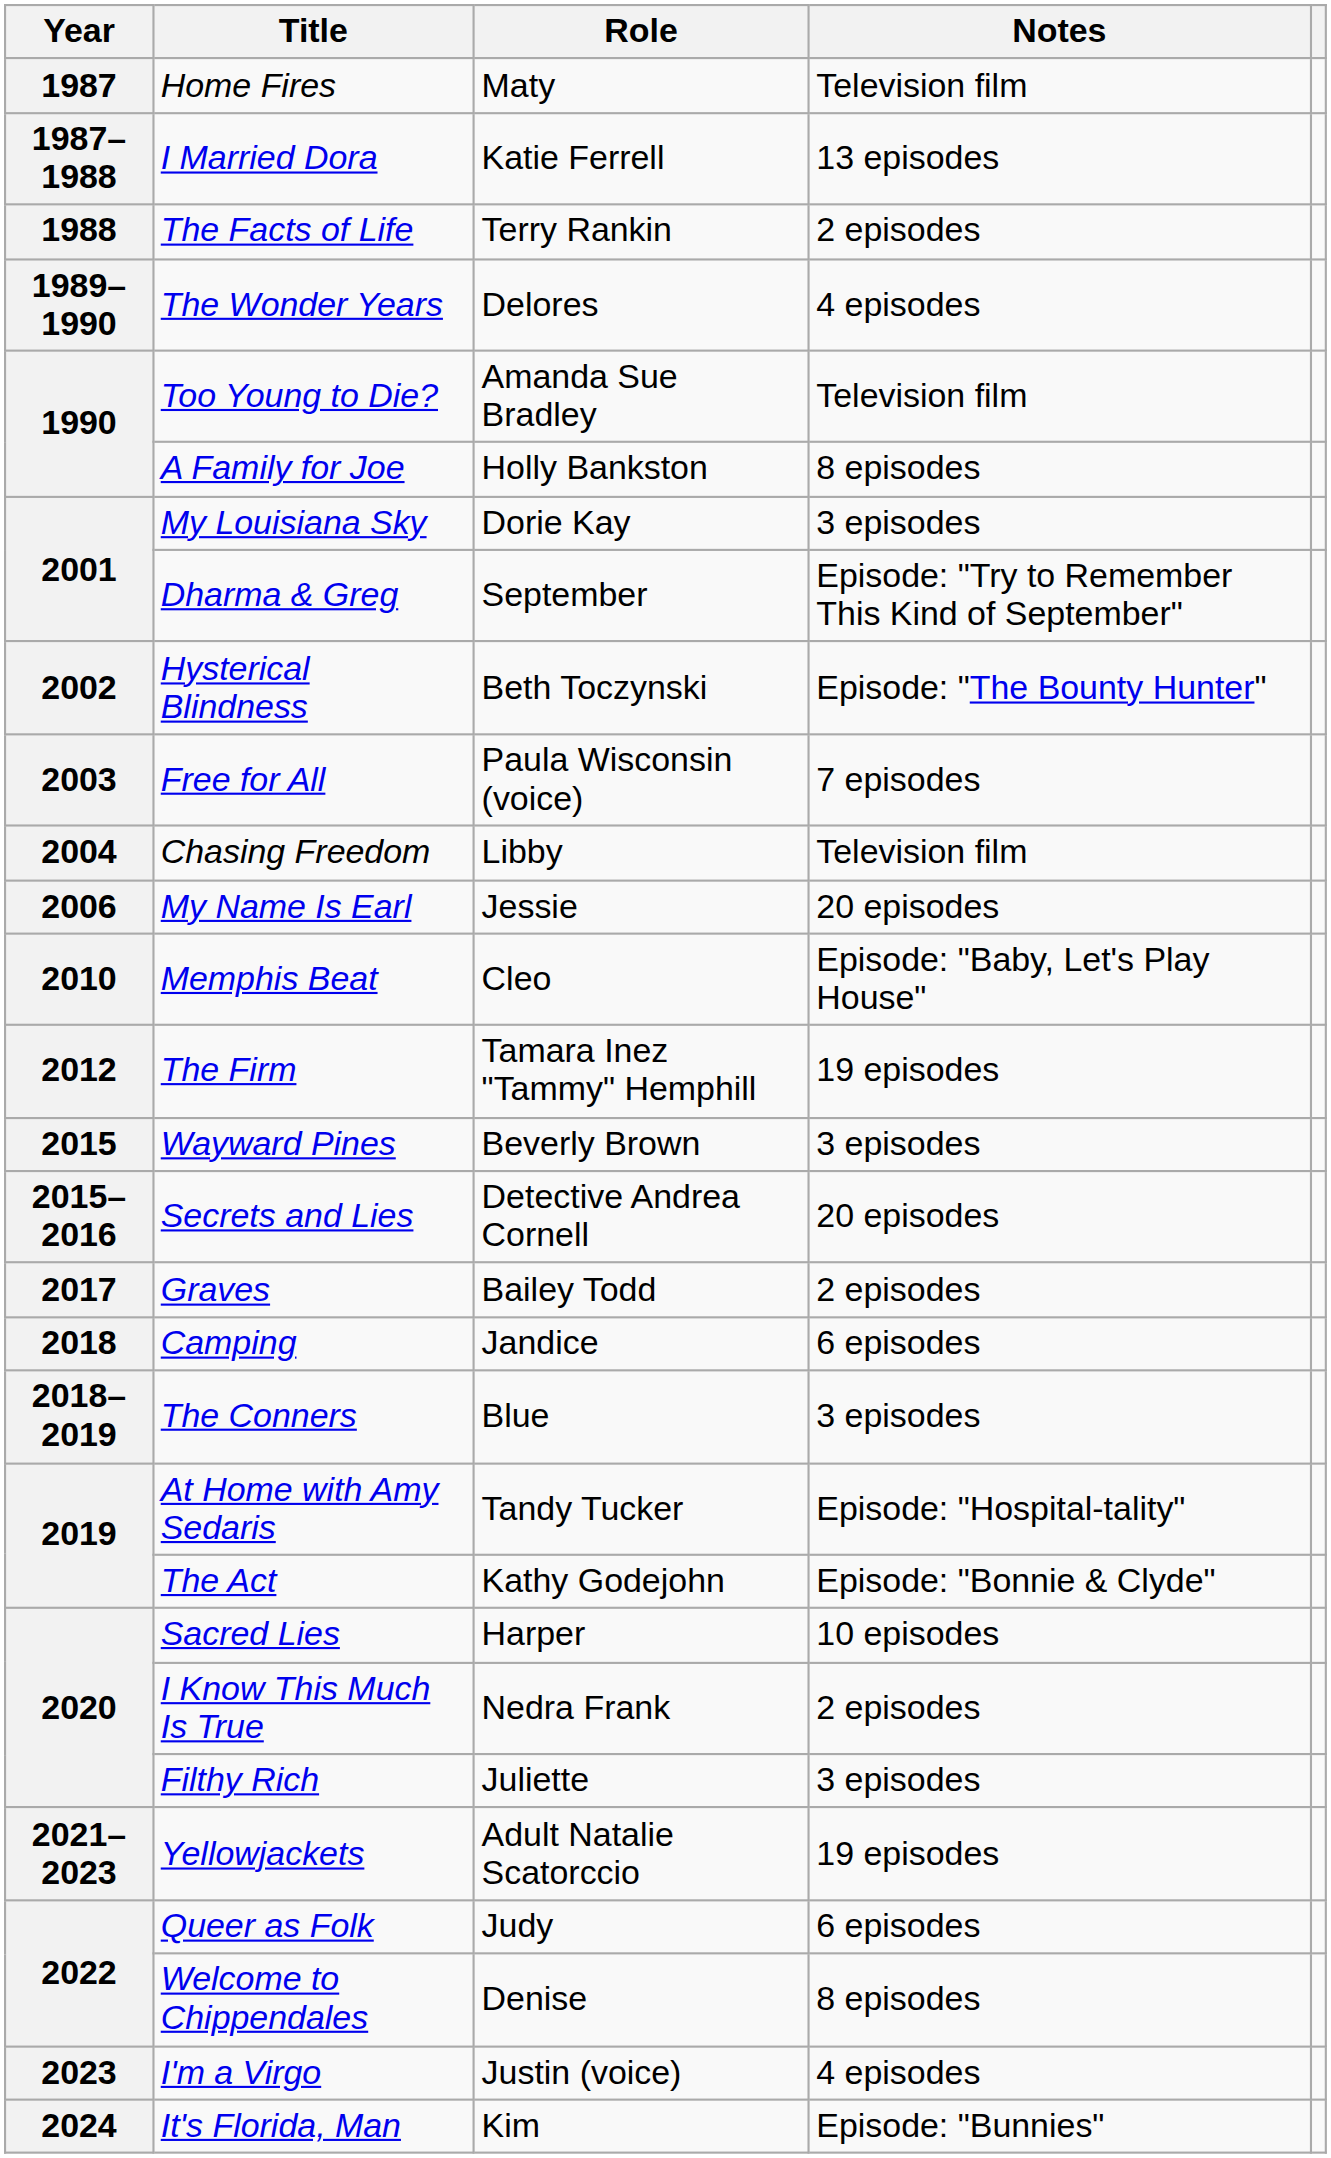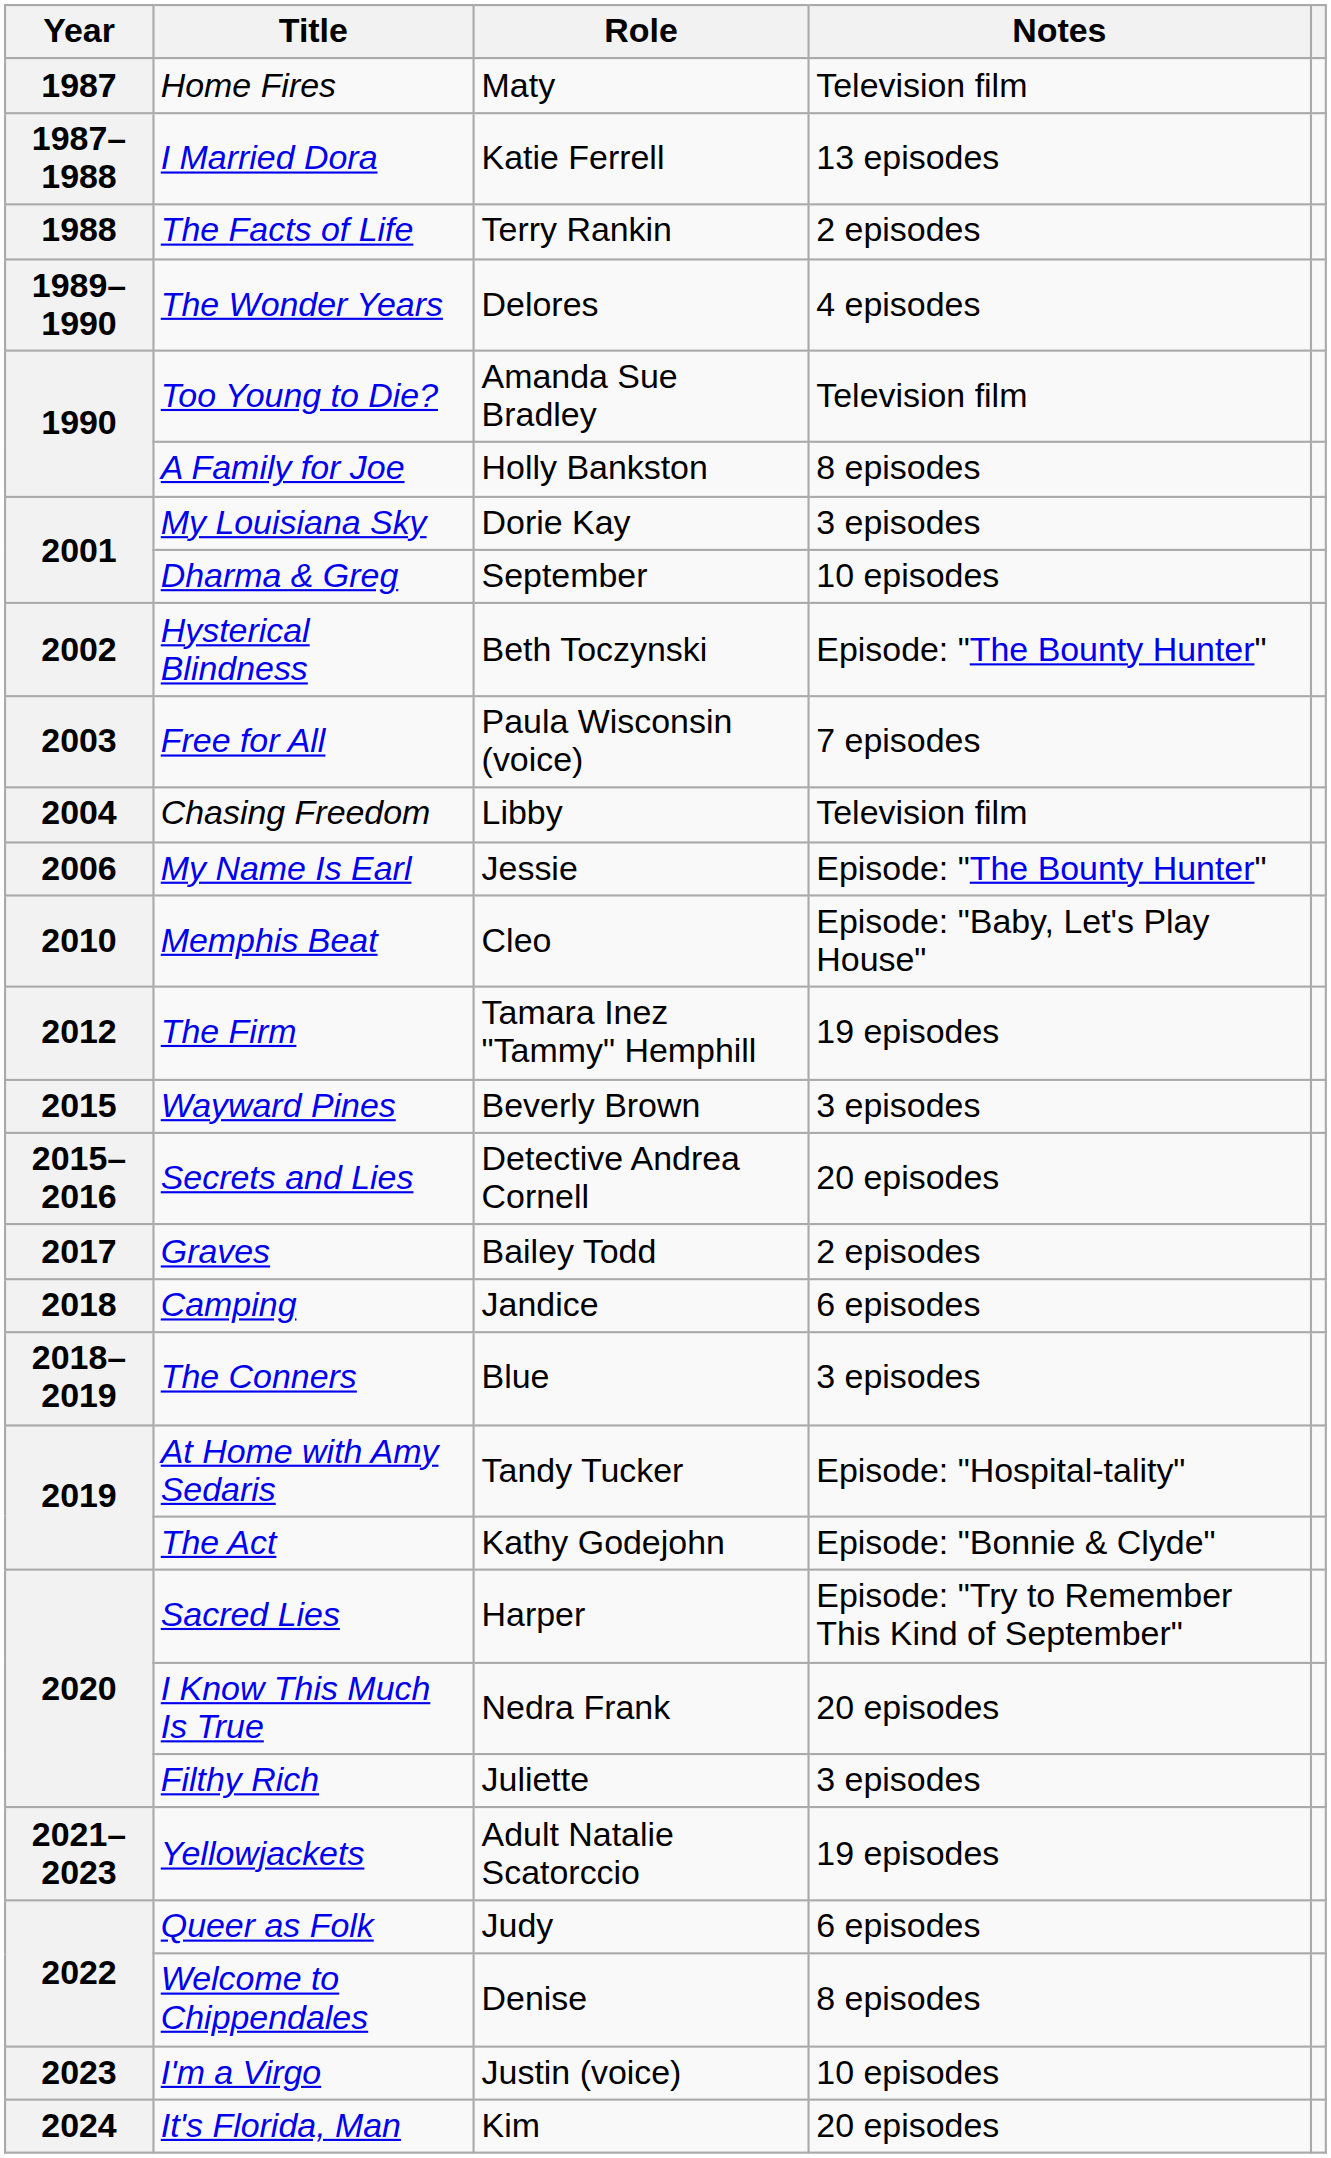(1024, 595) Episode: "Try to Remember This Kind of September" -> (908, 576) 10 episodes
(908, 905) 20 episodes -> (1041, 867) Episode: "The Bounty Hunter"
(908, 1634) 10 episodes -> (1024, 1615) Episode: "Try to Remember This Kind of September"
(898, 1707) 2 episodes -> (908, 1707) 20 episodes
(898, 2071) 4 episodes -> (908, 2071) 10 episodes
(960, 2125) Episode: "Bunnies" -> (908, 2125) 20 episodes
